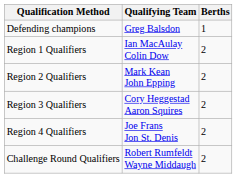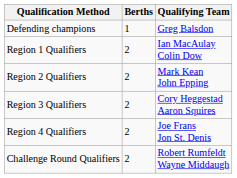columns swapped: (215, 12) <-> (160, 12)
